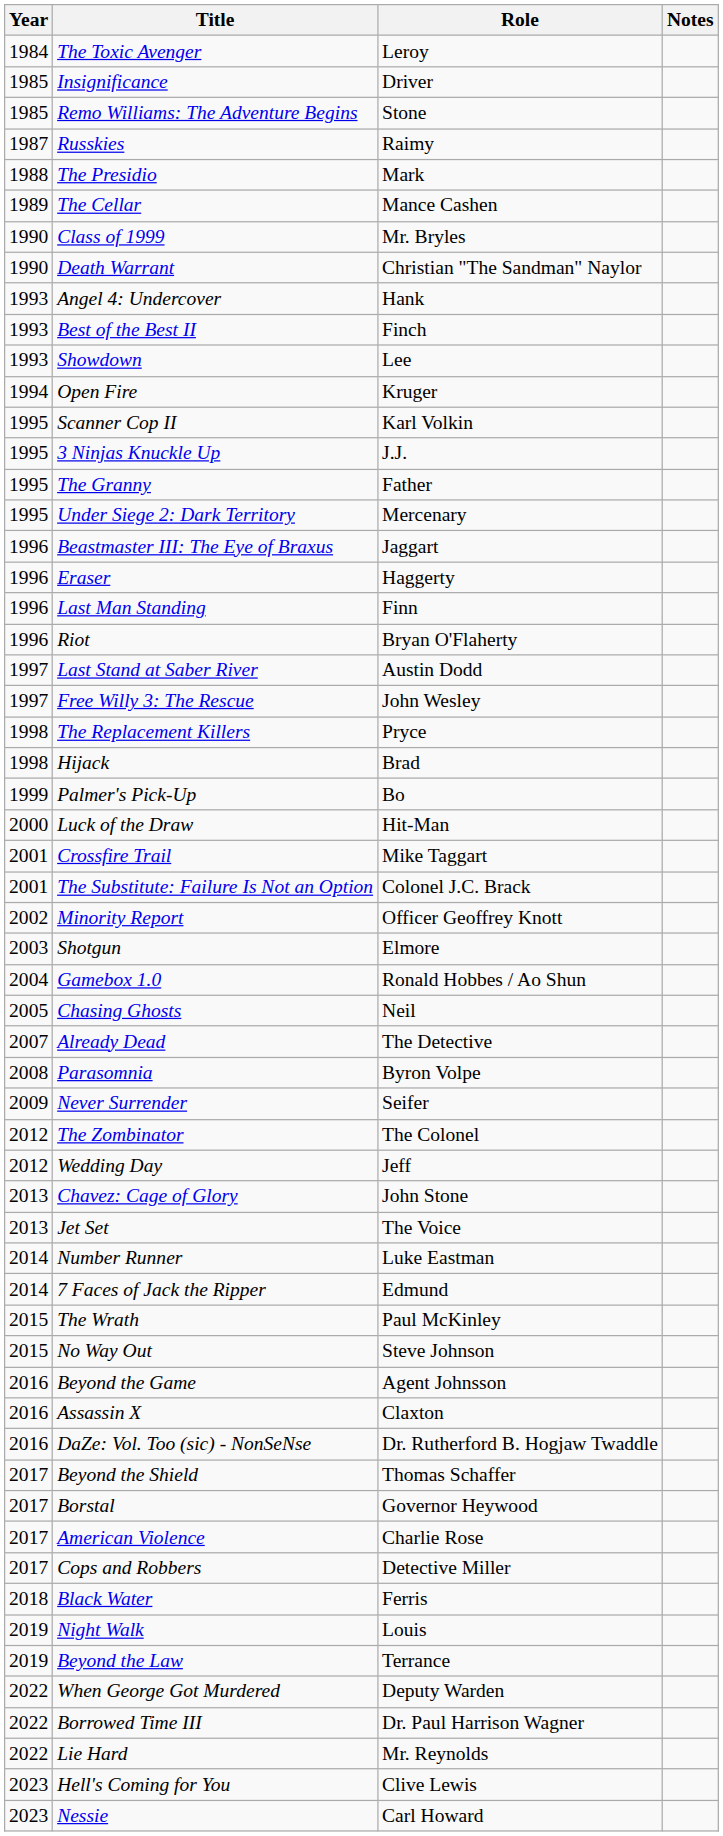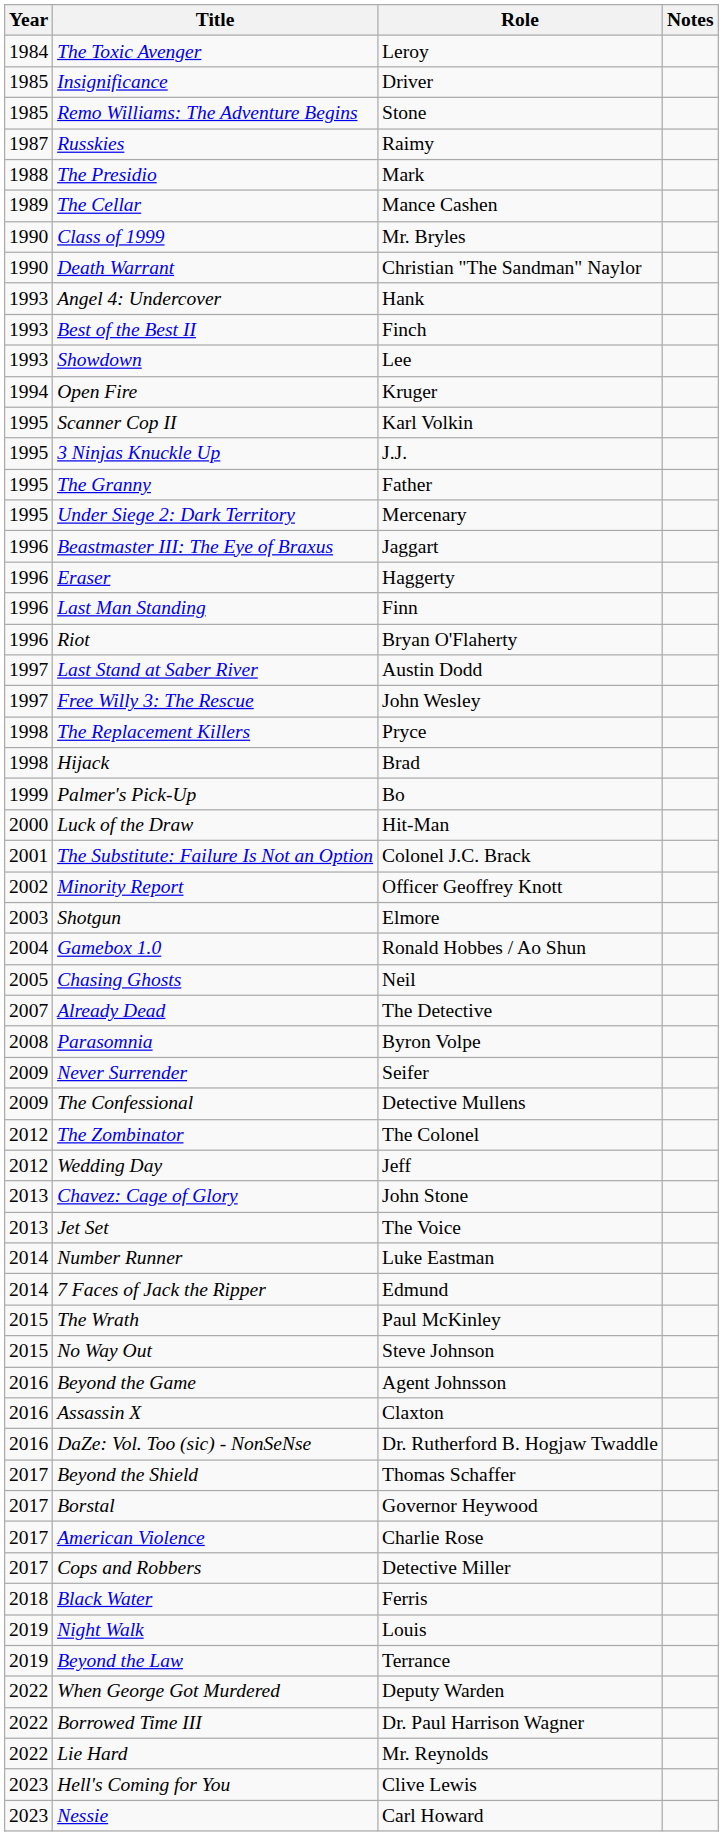- row: (114, 855)
+ row: (125, 1103)
